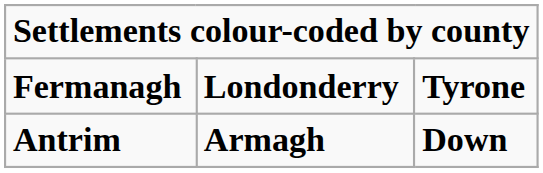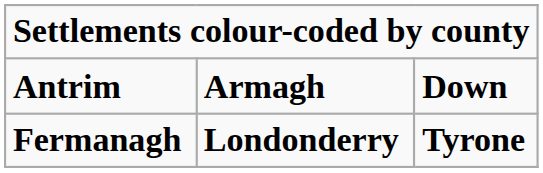rows swapped: (67, 139) <-> (97, 85)
